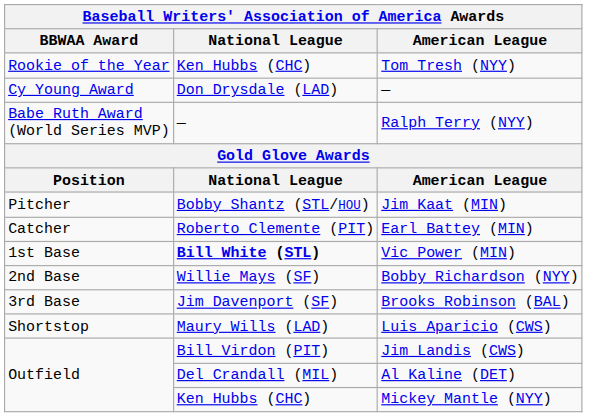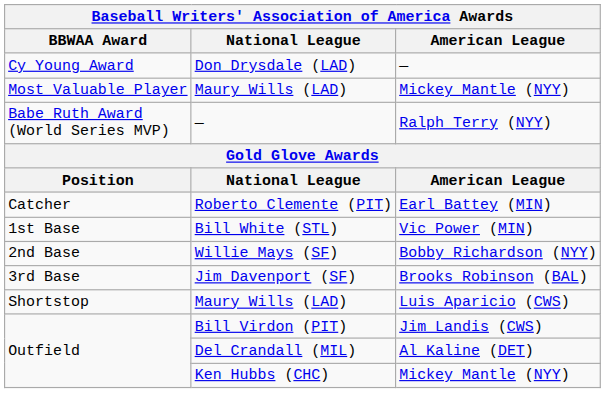- row: (89, 65)
+ row: (98, 90)
- row: (40, 205)
(249, 253) bold -> (266, 229) normal
